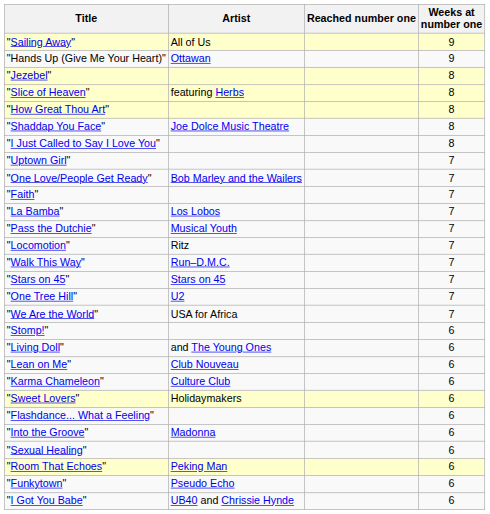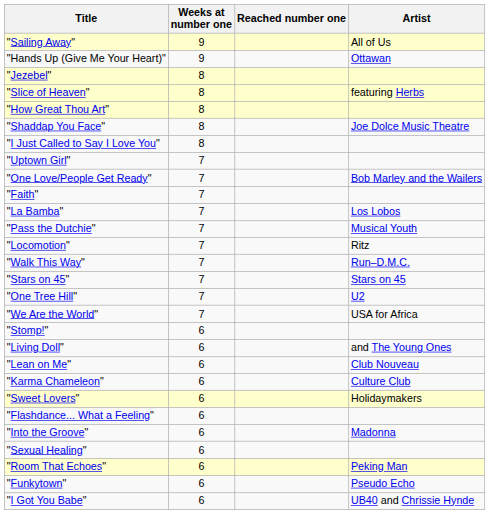columns swapped: (236, 19) <-> (452, 19)
